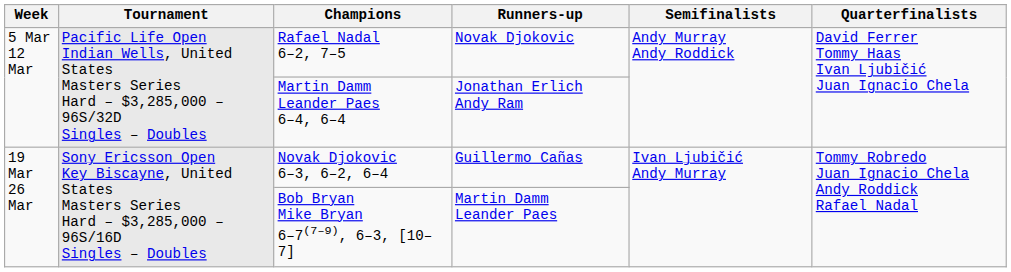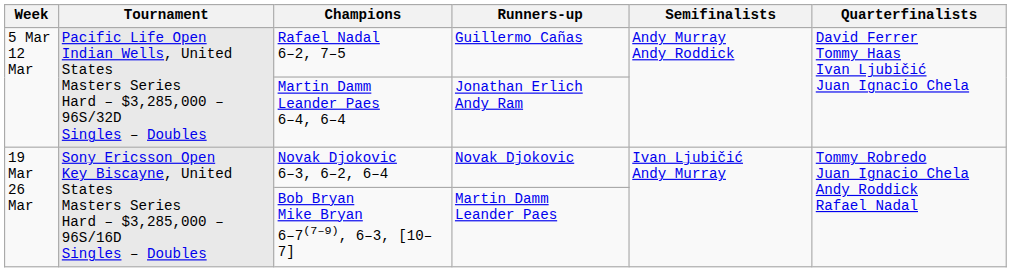(515, 39) Novak Djokovic -> (519, 39) Guillermo Cañas
(519, 159) Guillermo Cañas -> (515, 159) Novak Djokovic
